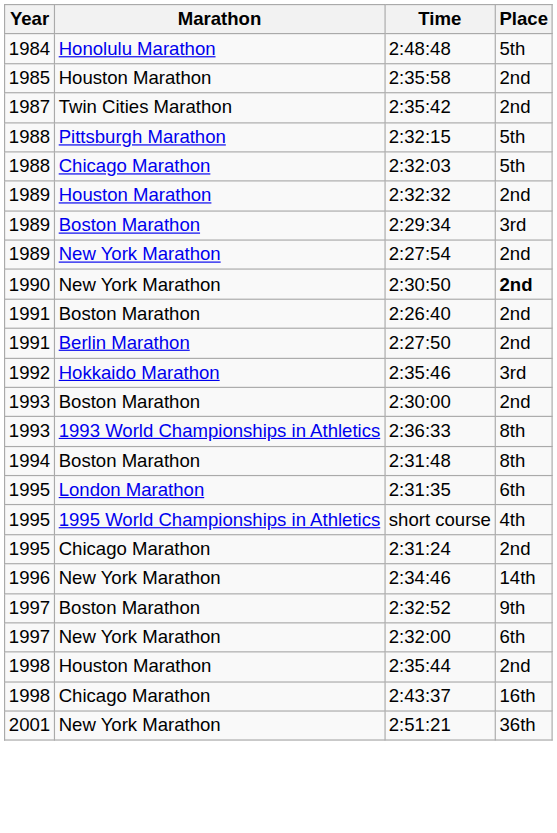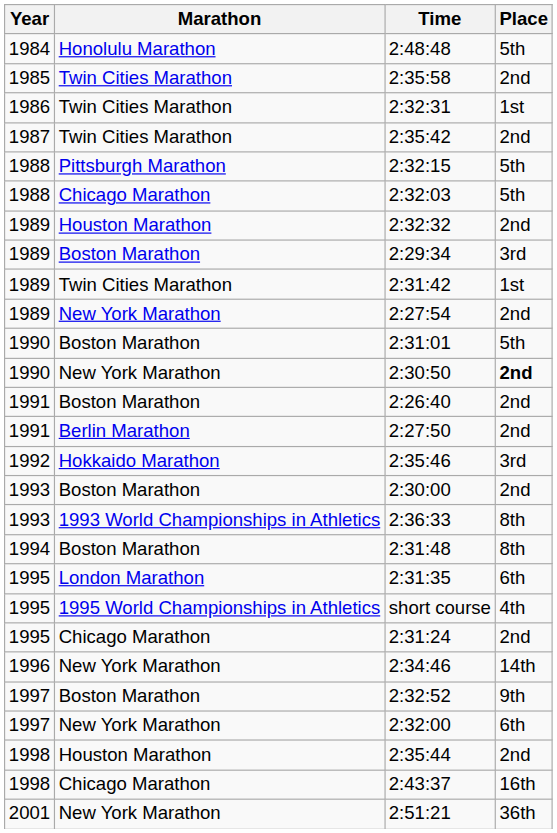(135, 78) Houston Marathon -> (145, 78) Twin Cities Marathon
+ row: (420, 107)
+ row: (420, 284)
+ row: (420, 343)
